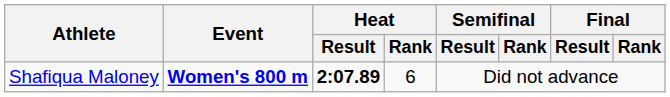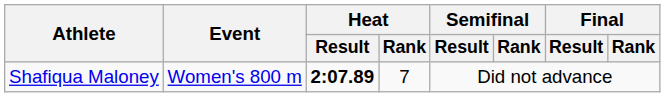(238, 77) bold -> (235, 77) normal
(410, 77) 6 -> (404, 77) 7
